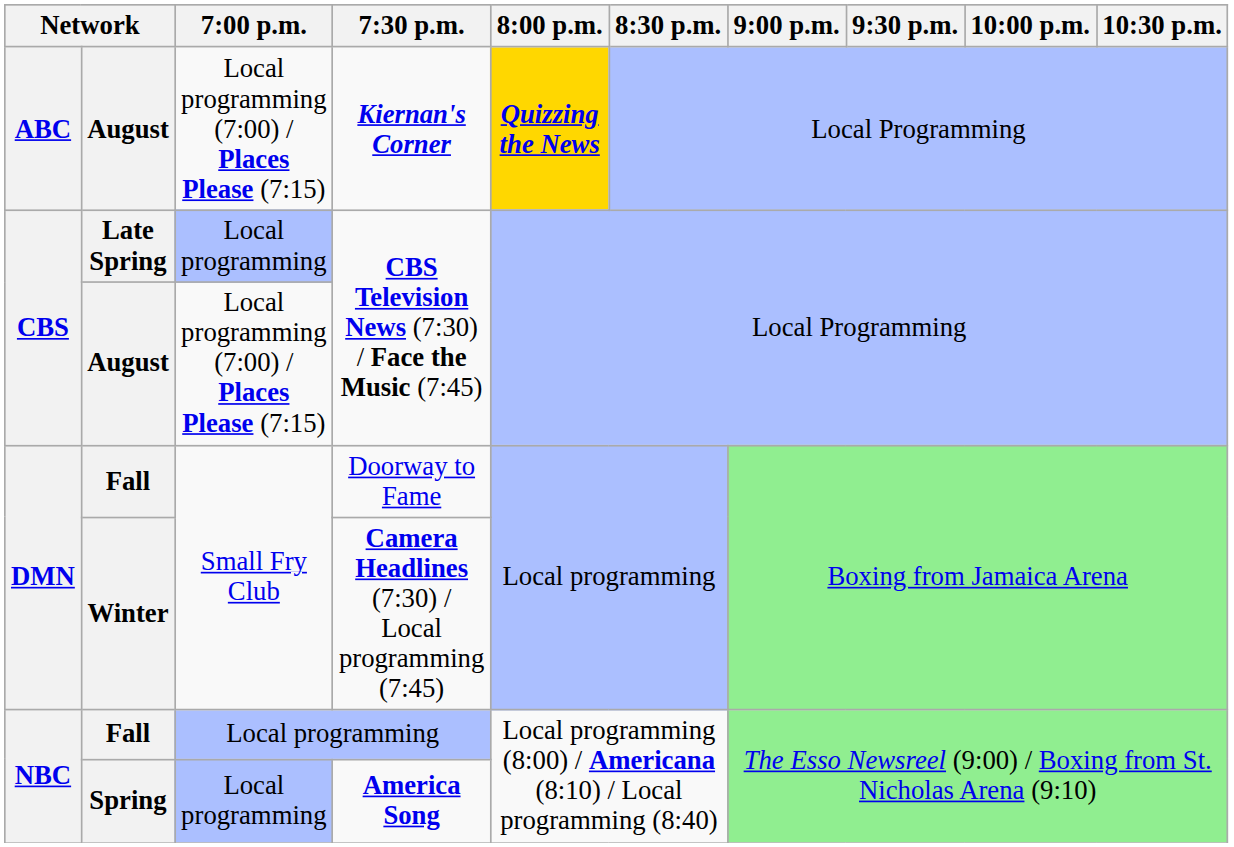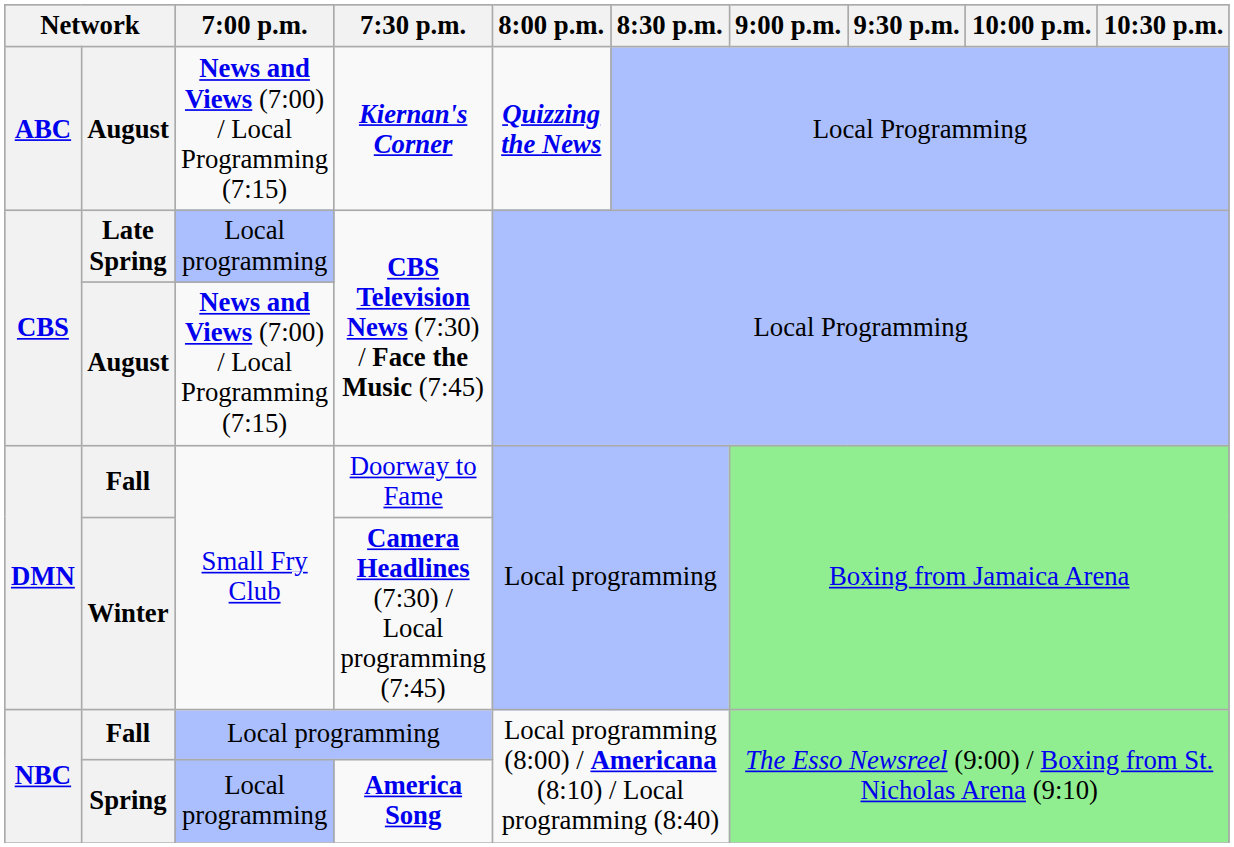(254, 128) Local programming (7:00) / Places Please (7:15) -> (255, 128) News and Views (7:00) / Local Programming (7:15)
(550, 128) gold background -> (551, 128) no background
(254, 363) Local programming (7:00) / Places Please (7:15) -> (255, 363) News and Views (7:00) / Local Programming (7:15)
